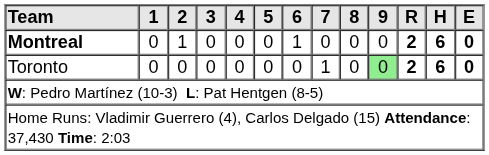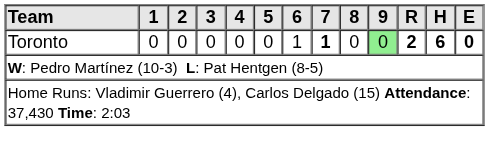- row: (45, 42)
(297, 67) 0 -> (297, 42) 1
(326, 67) normal -> (326, 42) bold
